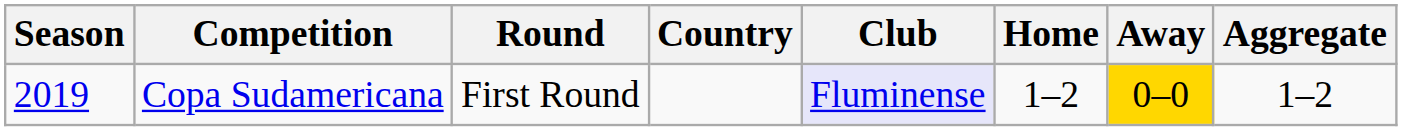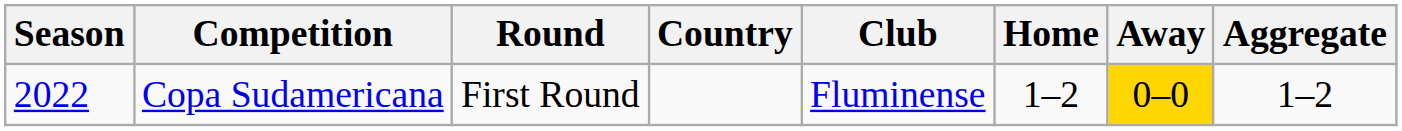(51, 93) 2019 -> (51, 93) 2022
(898, 93) lavender background -> (898, 93) no background
